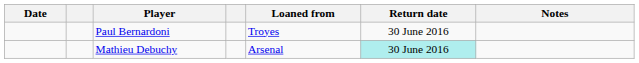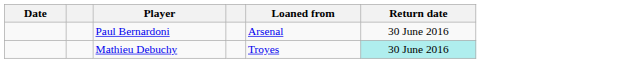- column: (555, 13)
(264, 31) Troyes -> (266, 31) Arsenal
(266, 49) Arsenal -> (264, 49) Troyes
